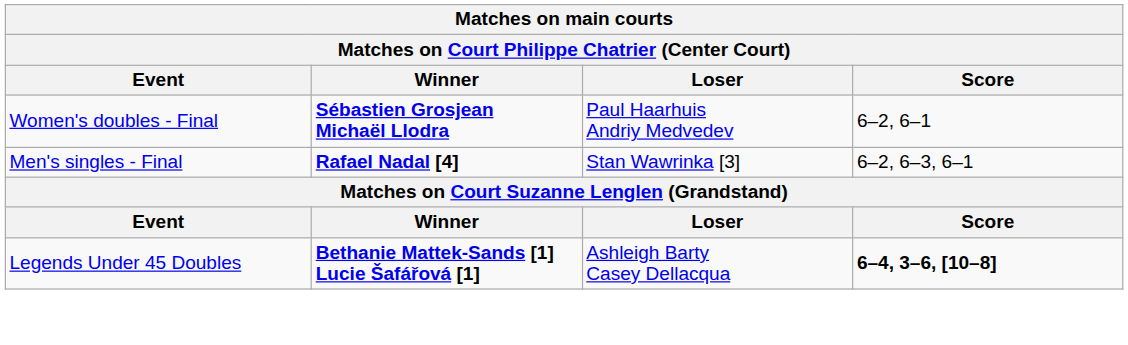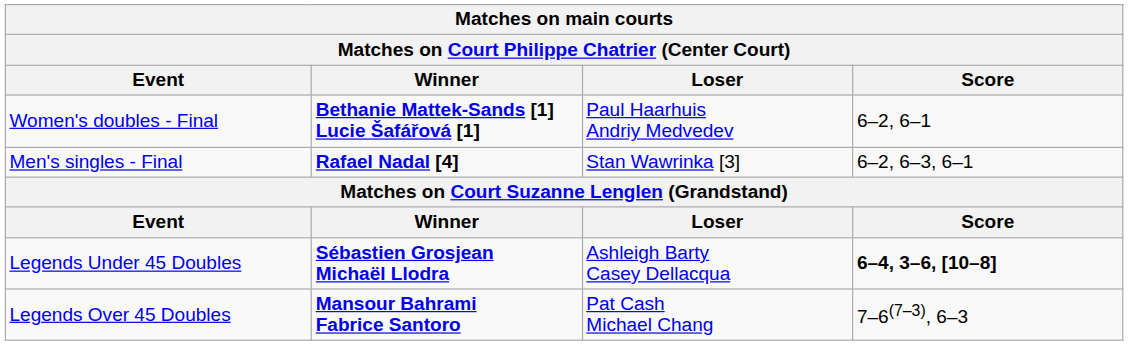(405, 120) Sébastien Grosjean Michaël Llodra -> (435, 120) Bethanie Mattek-Sands [1] Lucie Šafářová [1]
(435, 263) Bethanie Mattek-Sands [1] Lucie Šafářová [1] -> (405, 263) Sébastien Grosjean Michaël Llodra
+ row: (120, 314)
